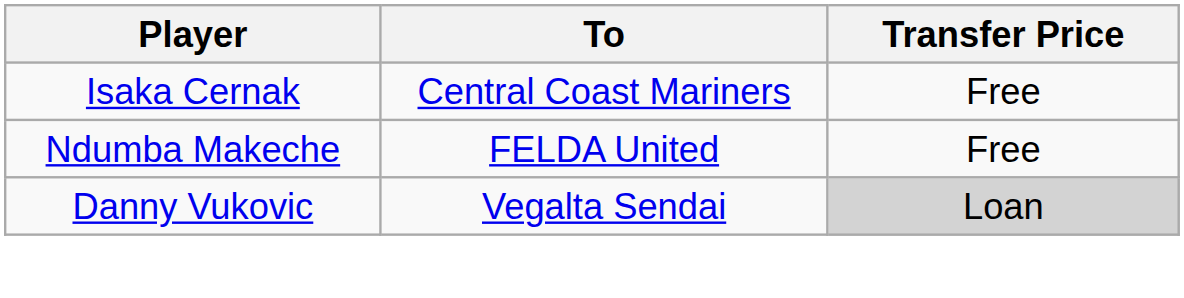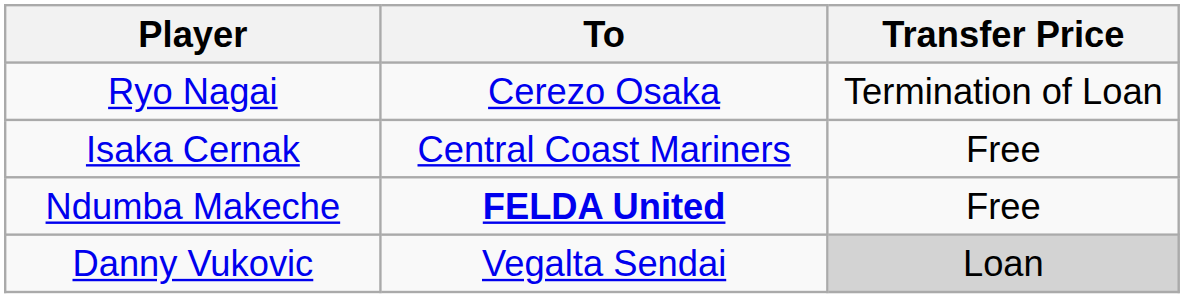+ row: (193, 92)
(604, 149) normal -> (604, 207) bold
